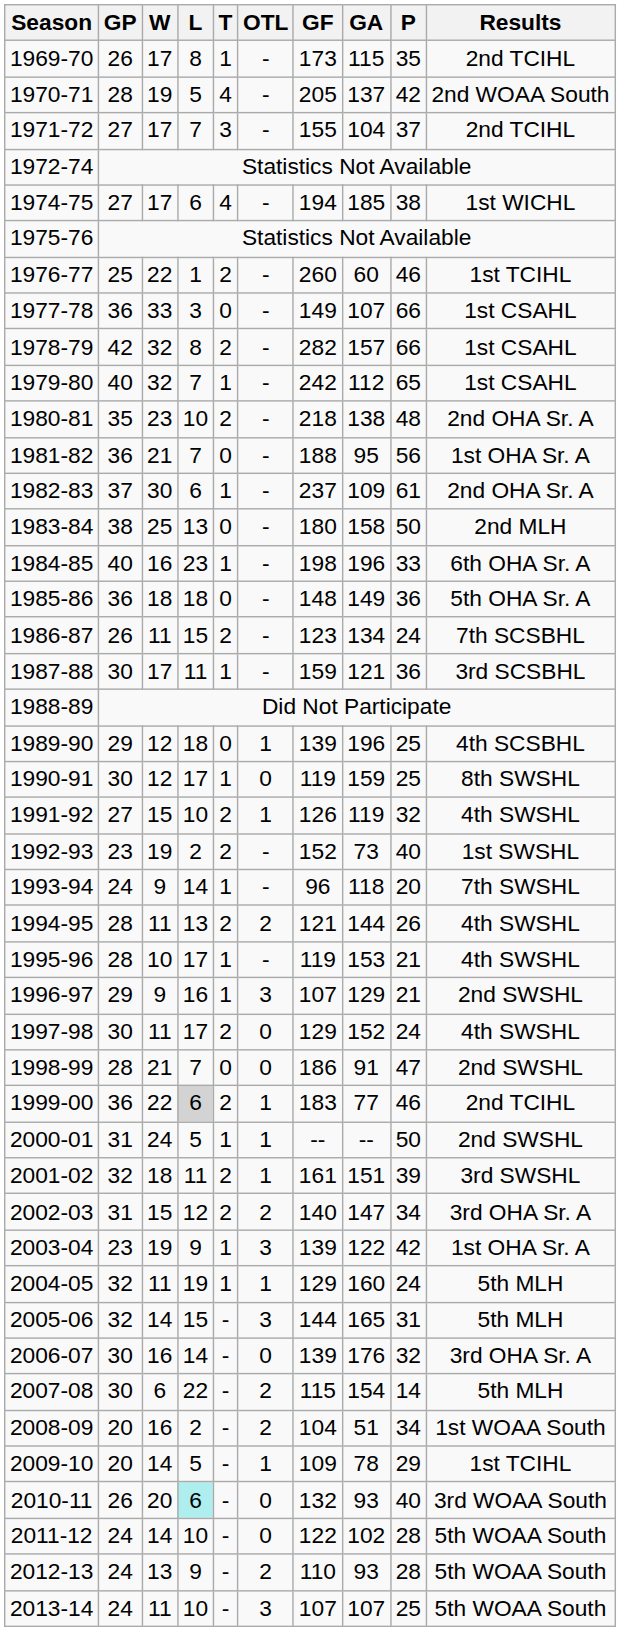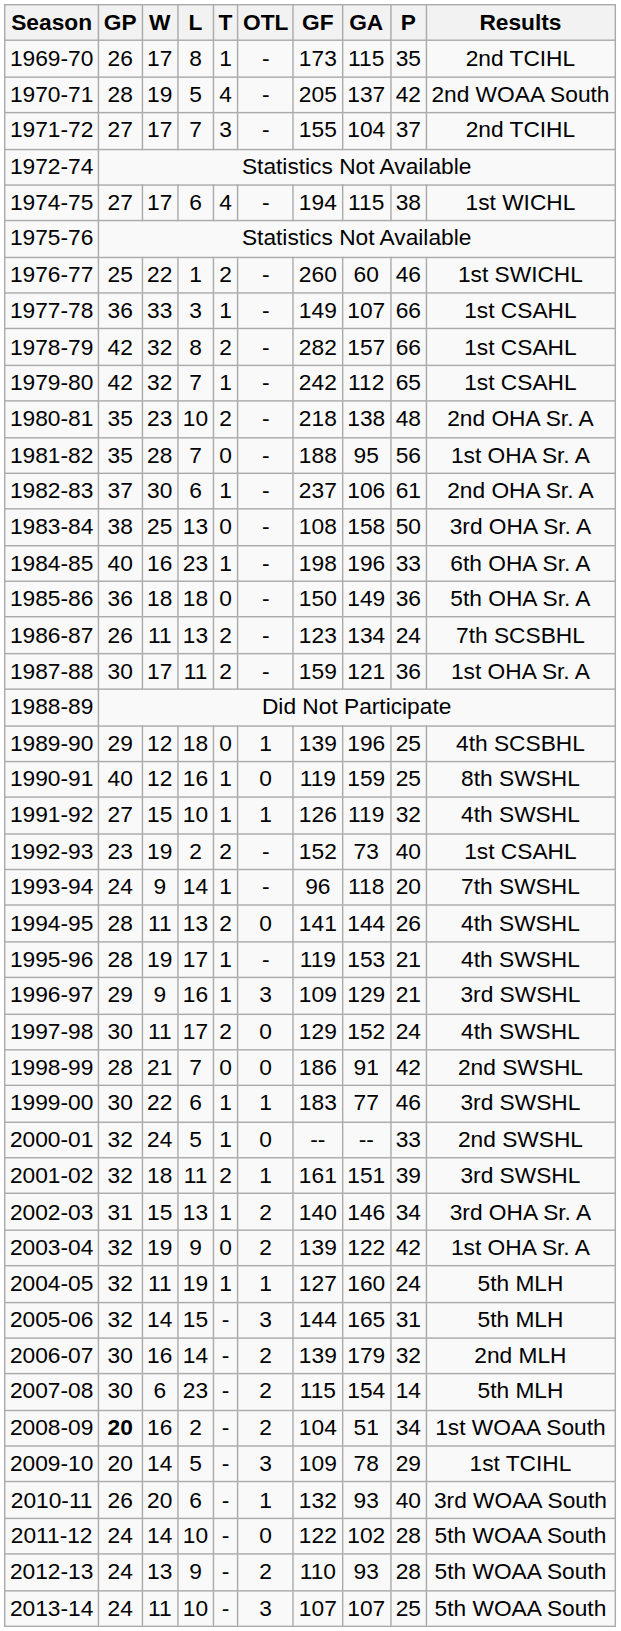(366, 202) 185 -> (366, 202) 115
(520, 274) 1st TCIHL -> (520, 274) 1st SWICHL
(226, 310) 0 -> (226, 310) 1
(120, 382) 40 -> (120, 382) 42
(120, 454) 36 -> (120, 454) 35
(160, 454) 21 -> (160, 454) 28
(366, 490) 109 -> (366, 490) 106
(318, 526) 180 -> (318, 526) 108
(520, 526) 2nd MLH -> (520, 526) 3rd OHA Sr. A
(318, 599) 148 -> (318, 599) 150
(195, 635) 15 -> (195, 635) 13
(226, 671) 1 -> (226, 671) 2
(520, 671) 3rd SCSBHL -> (520, 671) 1st OHA Sr. A
(120, 779) 30 -> (120, 779) 40
(195, 779) 17 -> (195, 779) 16
(226, 815) 2 -> (226, 815) 1
(520, 851) 1st SWSHL -> (520, 851) 1st CSAHL
(266, 923) 2 -> (266, 923) 0
(318, 923) 121 -> (318, 923) 141
(160, 959) 10 -> (160, 959) 19
(318, 995) 107 -> (318, 995) 109
(520, 995) 2nd SWSHL -> (520, 995) 3rd SWSHL
(408, 1067) 47 -> (408, 1067) 42
(120, 1103) 36 -> (120, 1103) 30
(195, 1103) lightgrey background -> (195, 1103) no background
(226, 1103) 2 -> (226, 1103) 1
(520, 1103) 2nd TCIHL -> (520, 1103) 3rd SWSHL
(120, 1139) 31 -> (120, 1139) 32
(266, 1139) 1 -> (266, 1139) 0
(408, 1139) 50 -> (408, 1139) 33
(195, 1211) 12 -> (195, 1211) 13
(226, 1211) 2 -> (226, 1211) 1
(366, 1211) 147 -> (366, 1211) 146
(120, 1247) 23 -> (120, 1247) 32
(226, 1247) 1 -> (226, 1247) 0
(266, 1247) 3 -> (266, 1247) 2
(318, 1283) 129 -> (318, 1283) 127
(266, 1355) 0 -> (266, 1355) 2
(366, 1355) 176 -> (366, 1355) 179
(520, 1355) 3rd OHA Sr. A -> (520, 1355) 2nd MLH
(195, 1391) 22 -> (195, 1391) 23
(120, 1427) normal -> (120, 1427) bold
(266, 1463) 1 -> (266, 1463) 3
(195, 1499) paleturquoise background -> (195, 1499) no background
(266, 1499) 0 -> (266, 1499) 1
